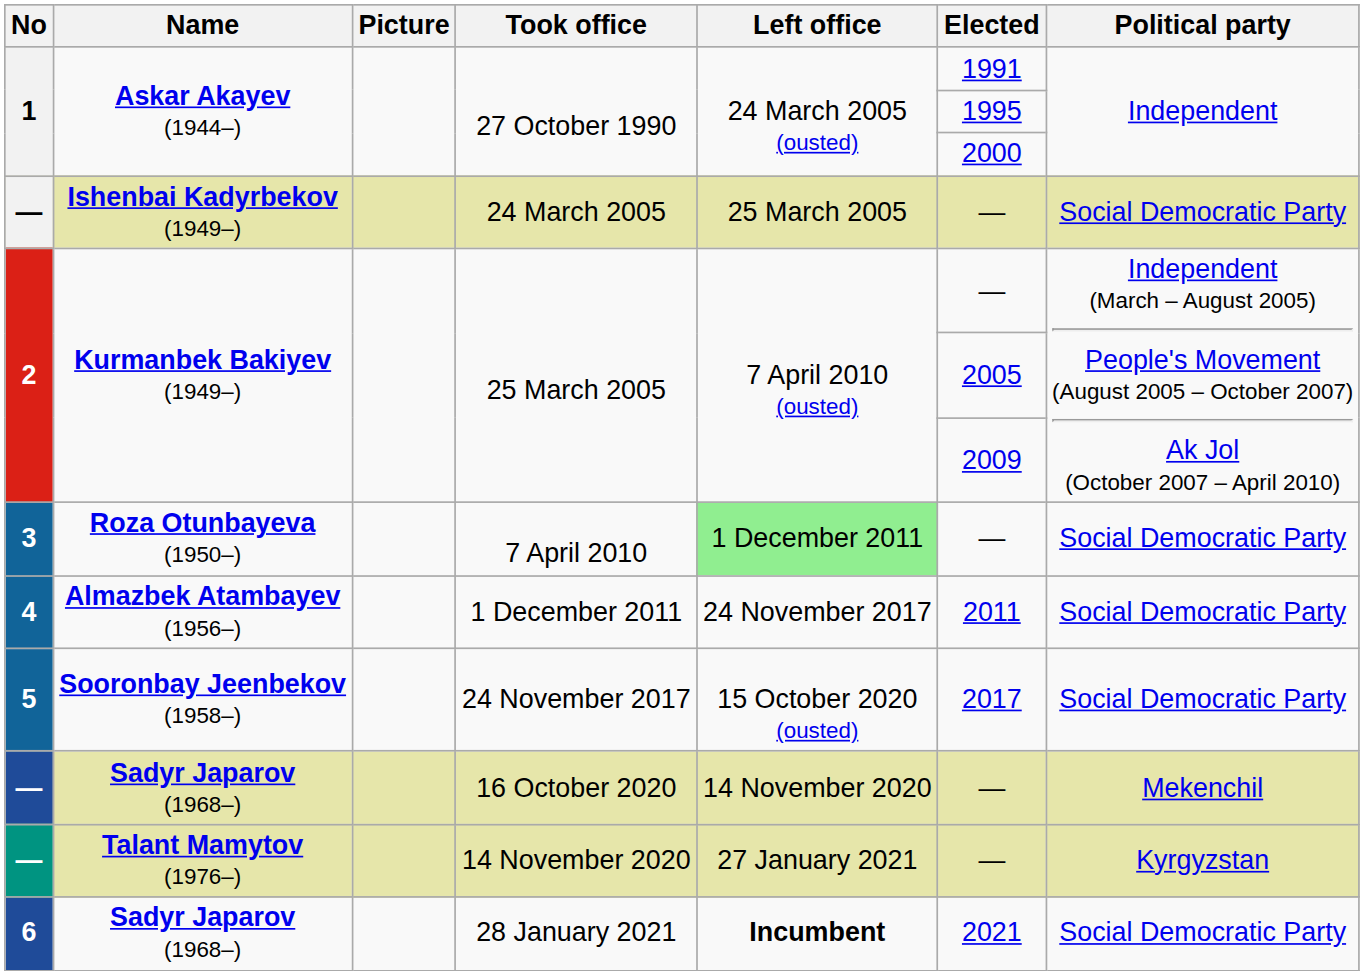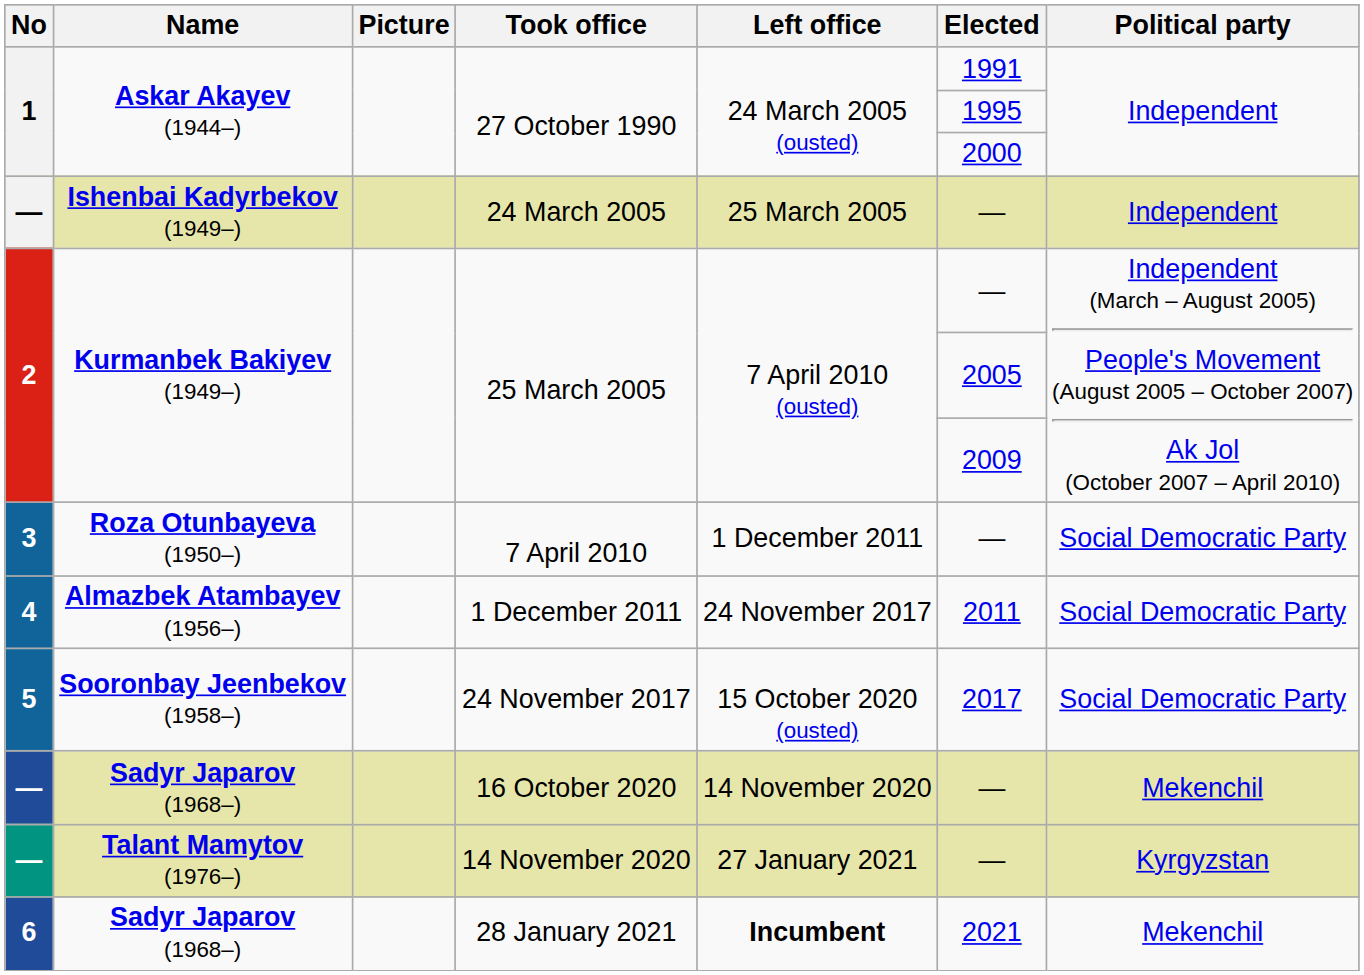(1203, 211) Social Democratic Party -> (1203, 211) Independent
(817, 538) lightgreen background -> (817, 538) no background
(1203, 933) Social Democratic Party -> (1203, 933) Mekenchil
